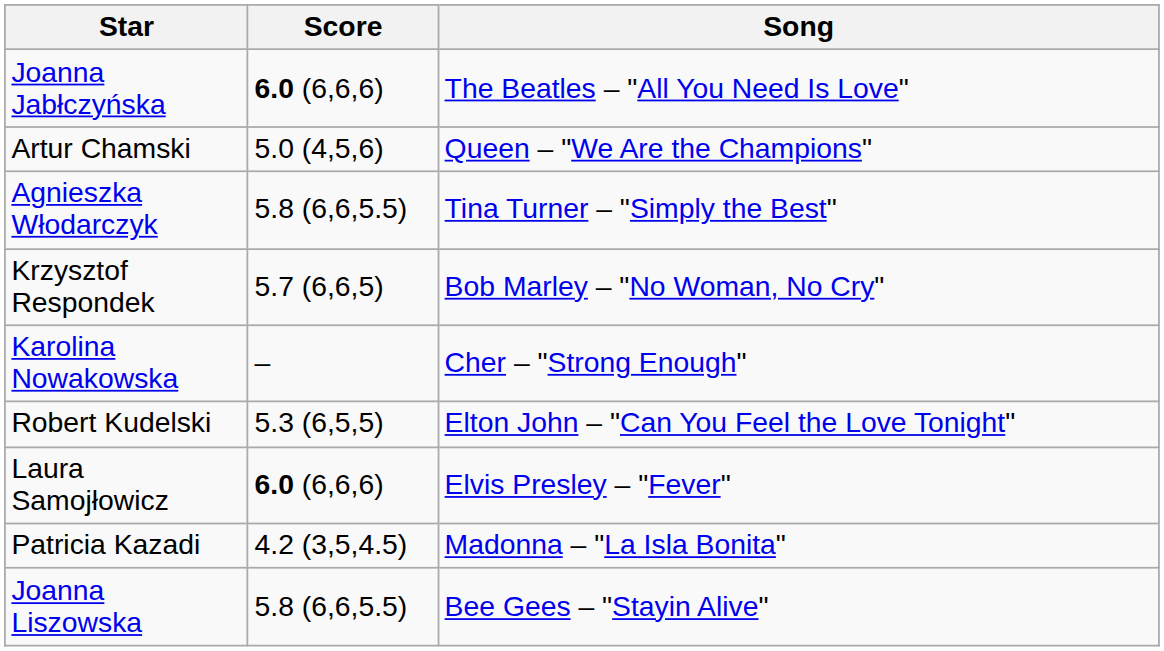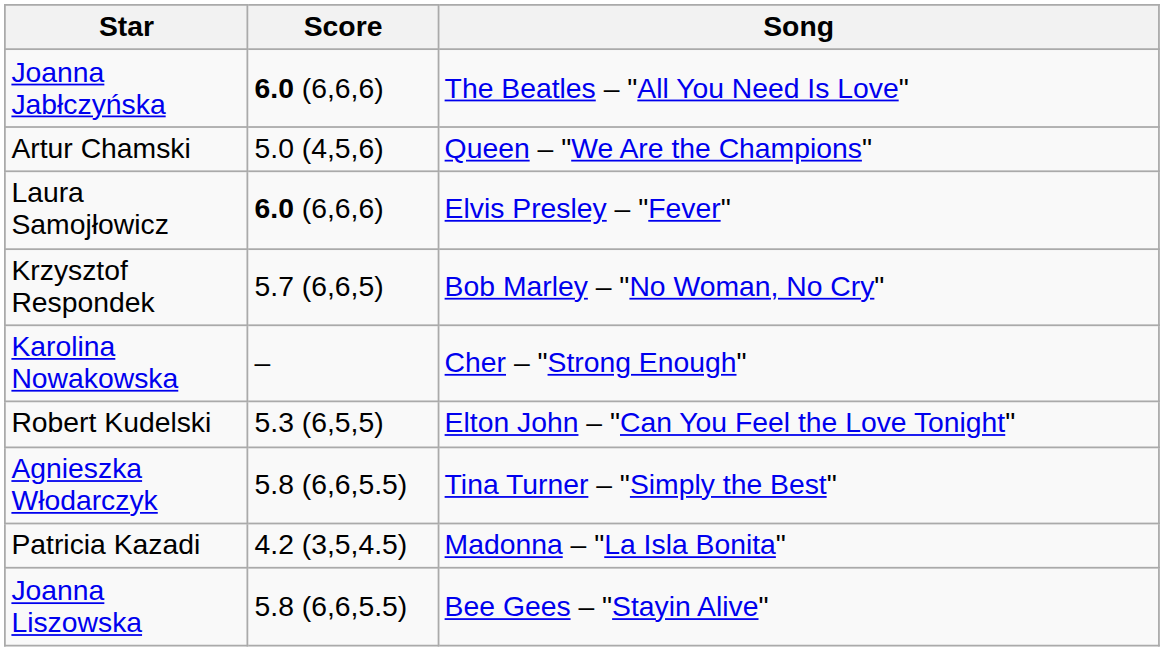rows swapped: (85, 209) <-> (90, 484)
